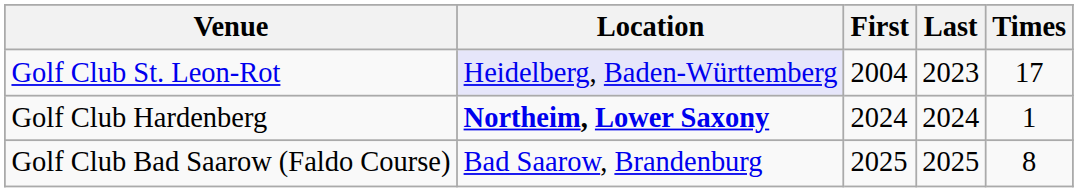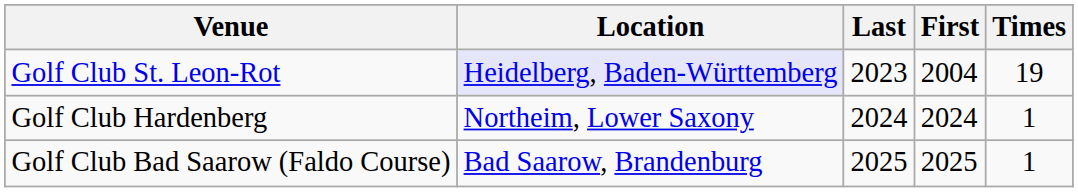columns swapped: (880, 27) <-> (951, 27)
(1029, 72) 17 -> (1029, 72) 19
(616, 117) bold -> (609, 117) normal
(1029, 162) 8 -> (1029, 162) 1
